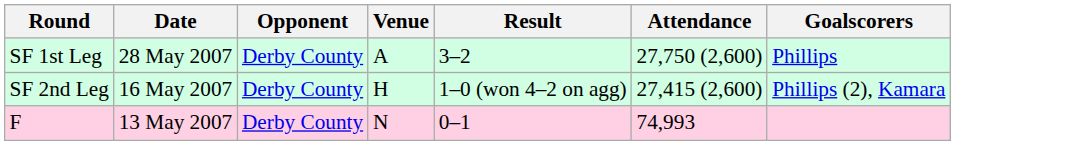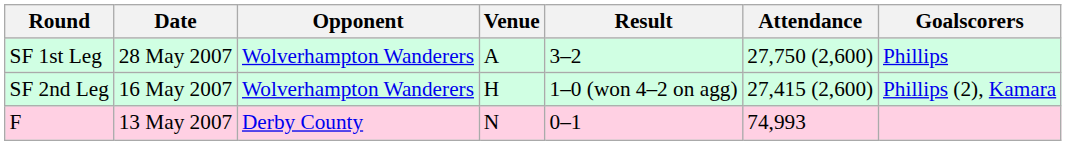(303, 55) Derby County -> (358, 55) Wolverhampton Wanderers
(303, 88) Derby County -> (358, 88) Wolverhampton Wanderers
